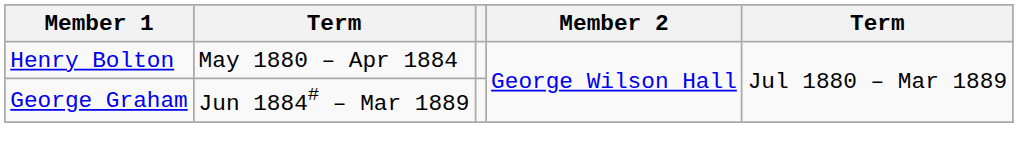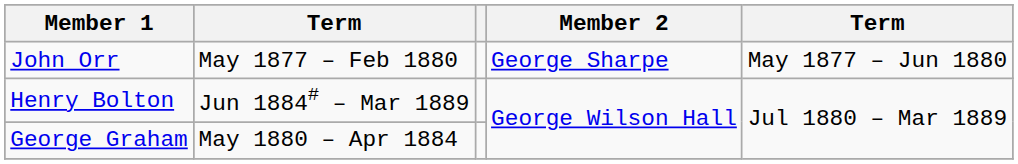+ row: (65, 60)
(328, 60) May 1880 – Apr 1884 -> (334, 100) Jun 1884# – Mar 1889
(334, 100) Jun 1884# – Mar 1889 -> (328, 140) May 1880 – Apr 1884
